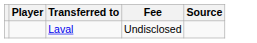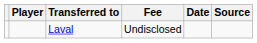+ column: (198, 12)
